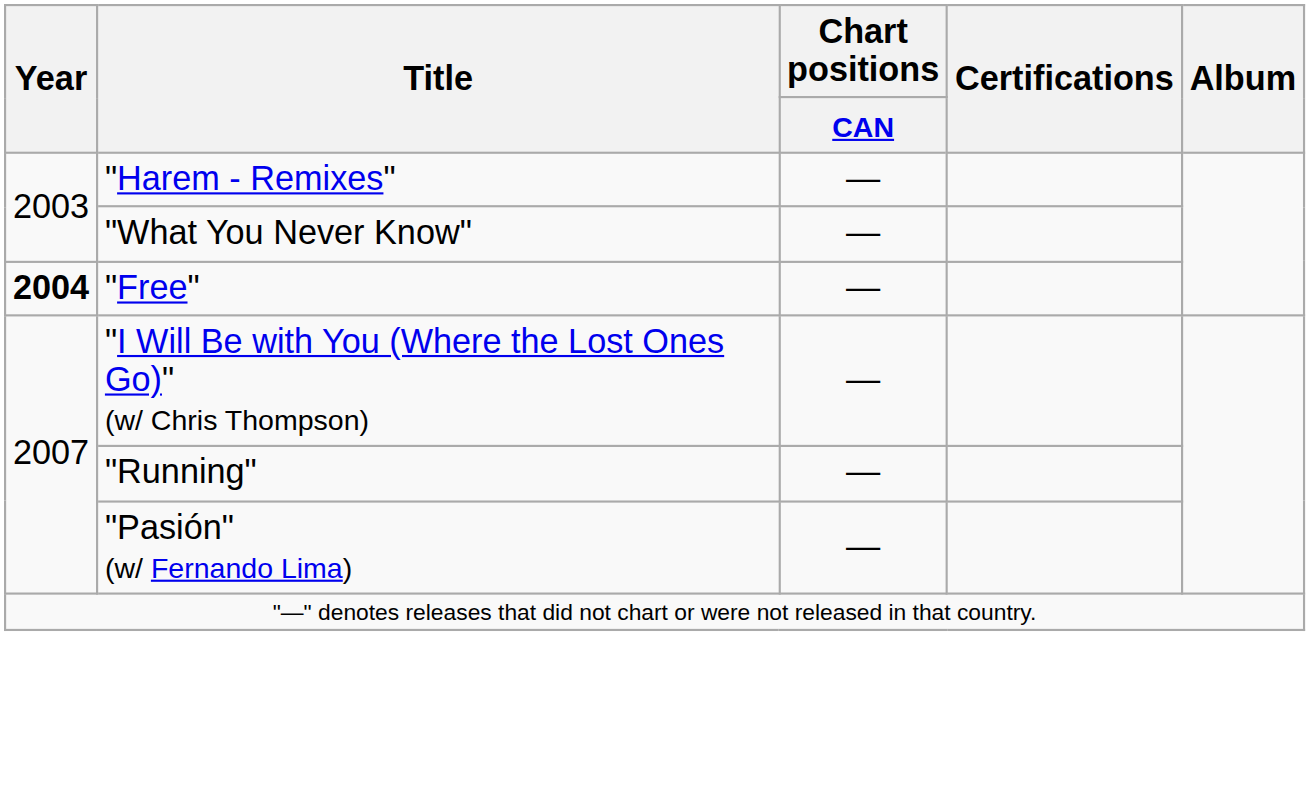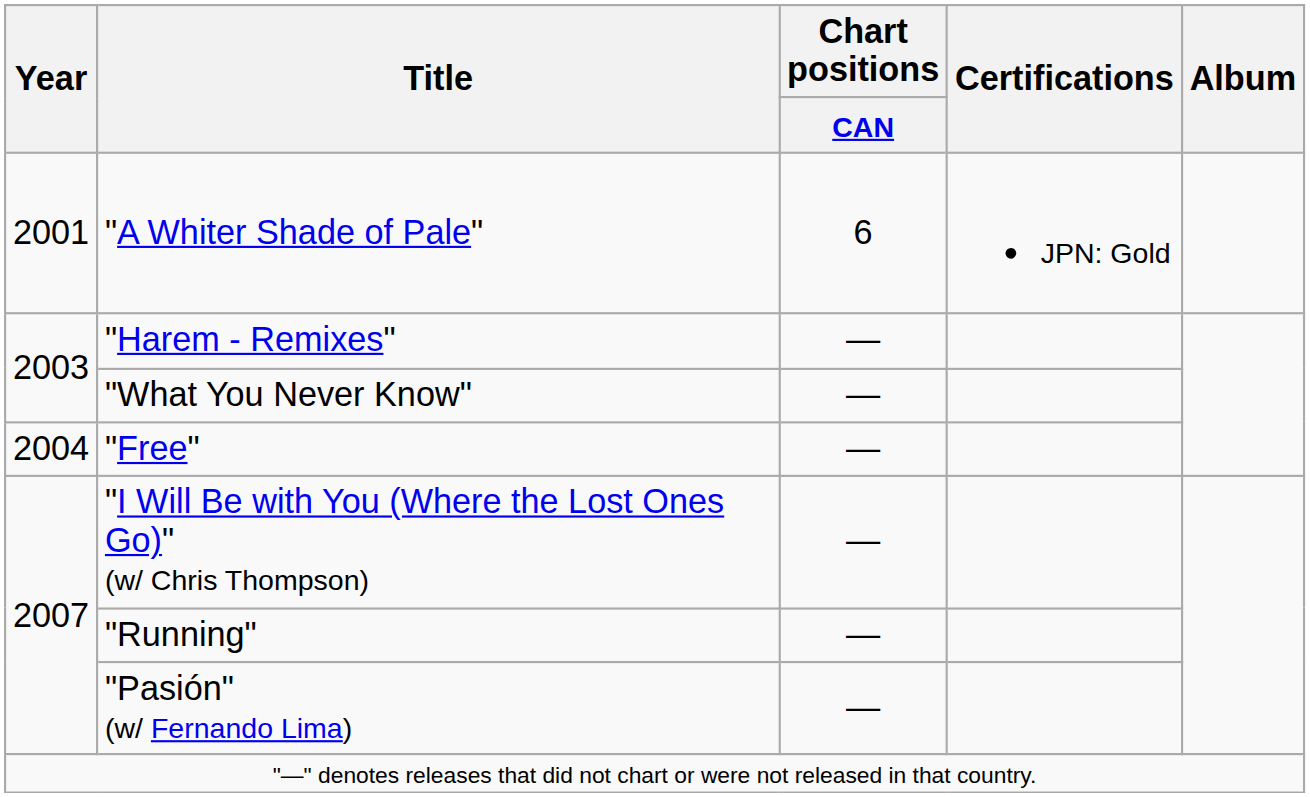+ row: (294, 232)
(51, 287) bold -> (51, 448) normal
